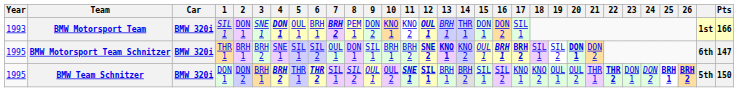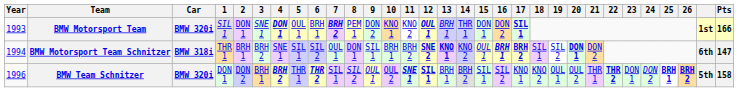(521, 29) normal -> (521, 29) bold
(16, 52) 1995 -> (16, 52) 1994
(194, 52) BMW 320i -> (194, 52) BMW 318i
(16, 75) 1995 -> (16, 75) 1996
(724, 75) 150 -> (724, 75) 158
